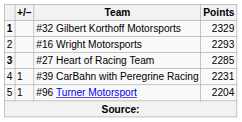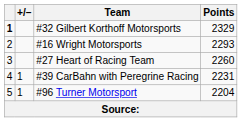(10, 61) bold -> (10, 61) normal
(223, 61) 2285 -> (223, 61) 2260
